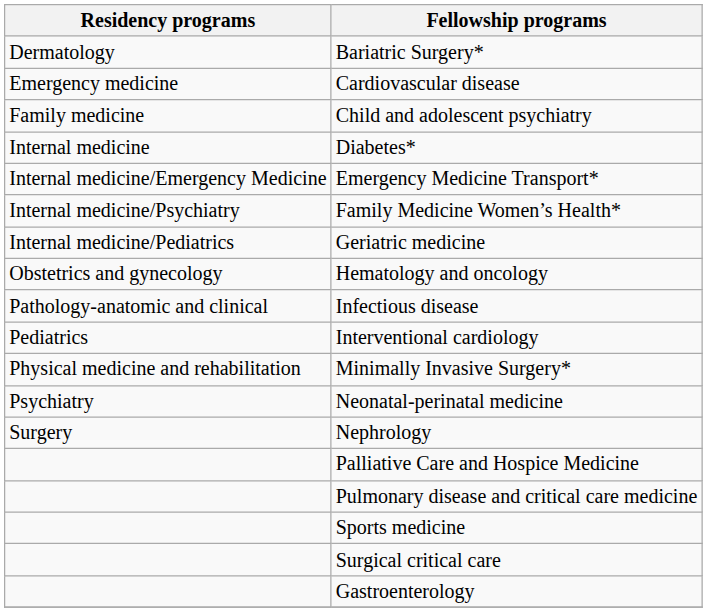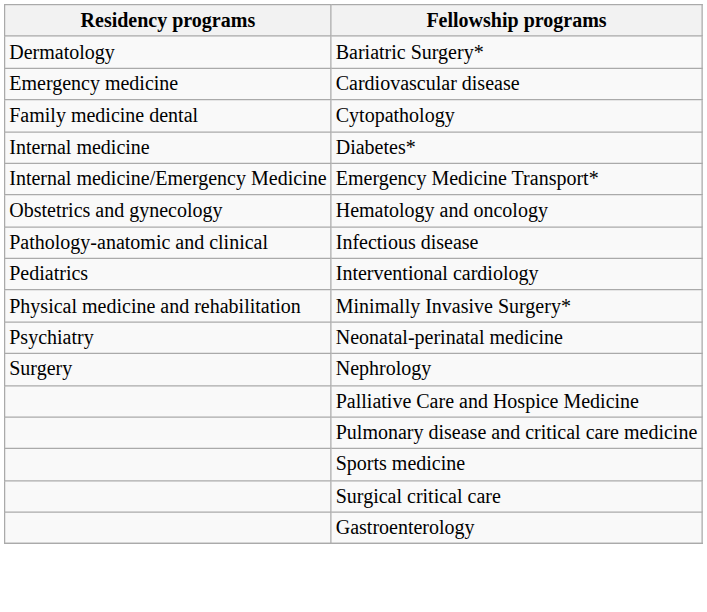- row: (464, 115)
+ row: (395, 115)
- row: (478, 210)
- row: (410, 242)
